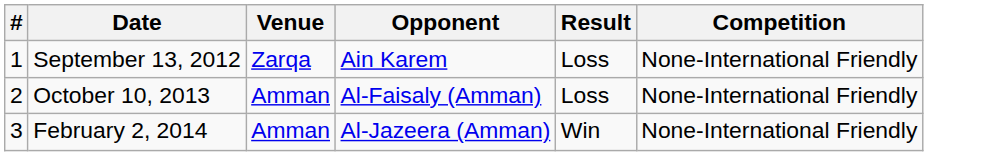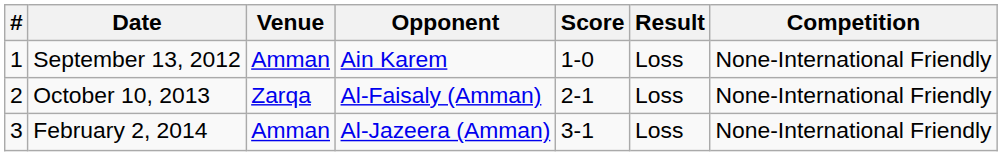+ column: (593, 22)
(281, 58) Zarqa -> (291, 58) Amman
(291, 95) Amman -> (281, 95) Zarqa
(581, 131) Win -> (659, 131) Loss
